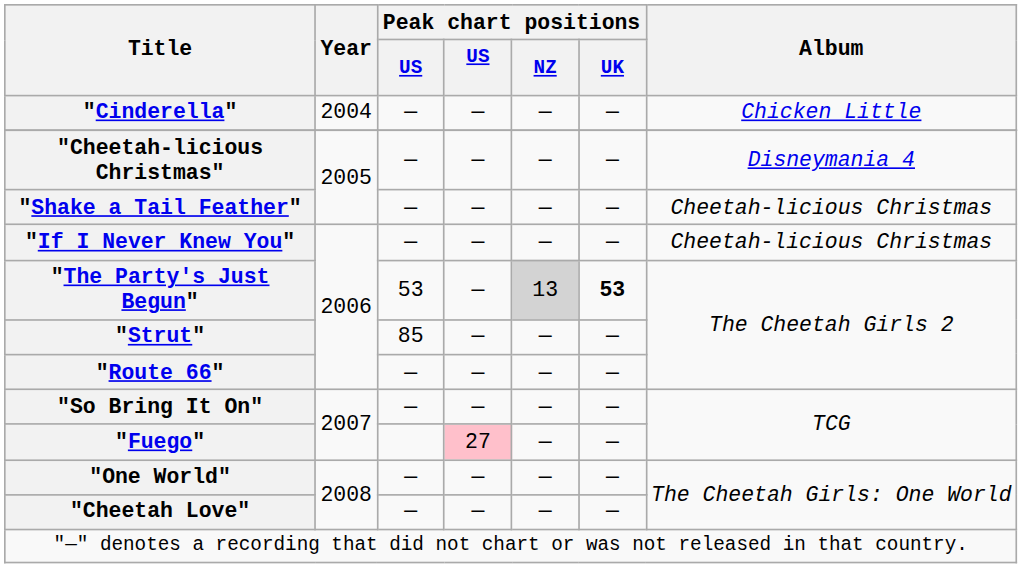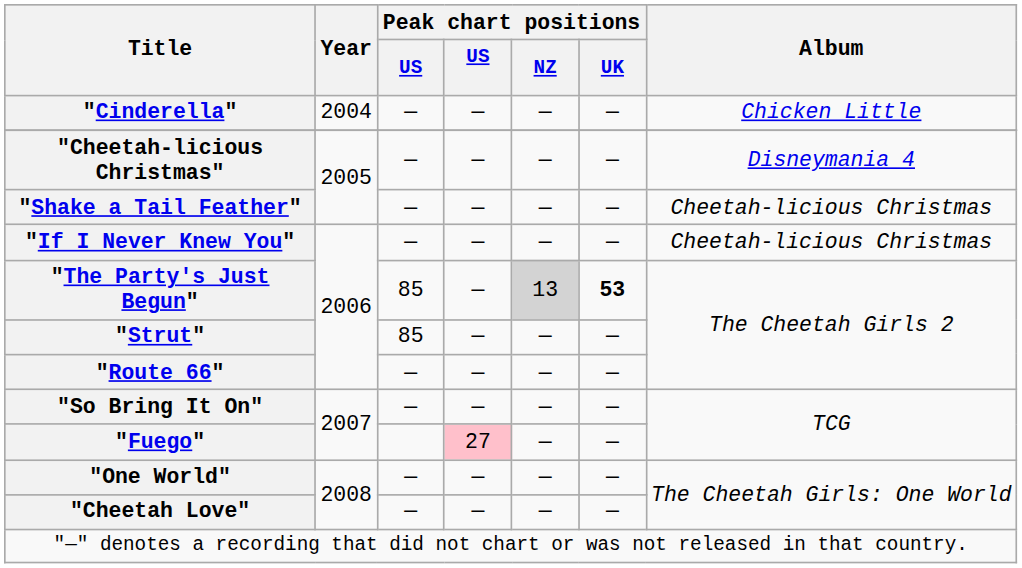(411, 290) 53 -> (411, 290) 85
